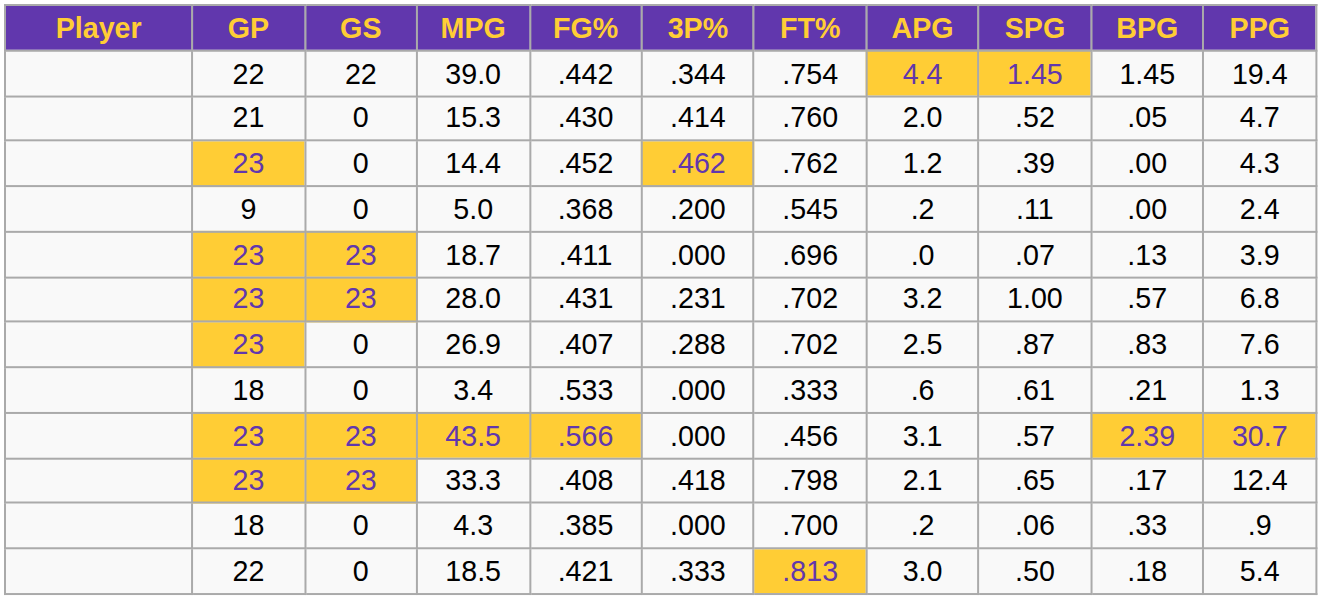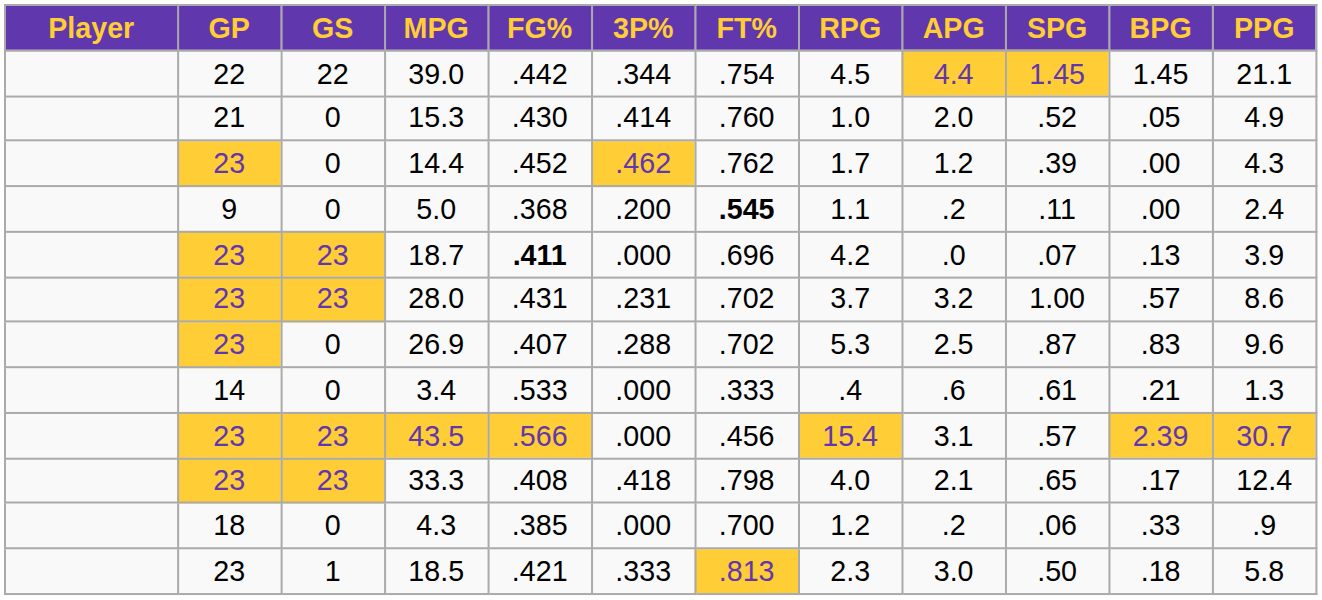+ column: (850, 28)
(1260, 73) 19.4 -> (1264, 73) 21.1
(1260, 119) 4.7 -> (1264, 119) 4.9
(810, 209) normal -> (747, 209) bold
(586, 254) normal -> (540, 254) bold
(1260, 300) 6.8 -> (1264, 300) 8.6
(1260, 345) 7.6 -> (1264, 345) 9.6
(248, 390) 18 -> (229, 390) 14
(248, 571) 22 -> (229, 571) 23
(361, 571) 0 -> (333, 571) 1
(1260, 571) 5.4 -> (1264, 571) 5.8
